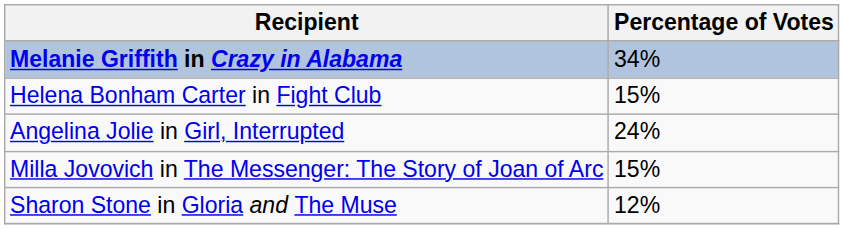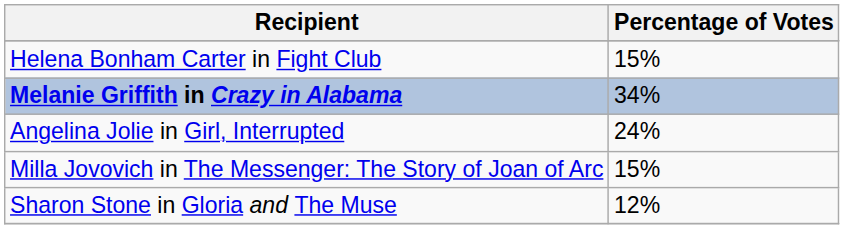rows swapped: (206, 59) <-> (196, 95)
